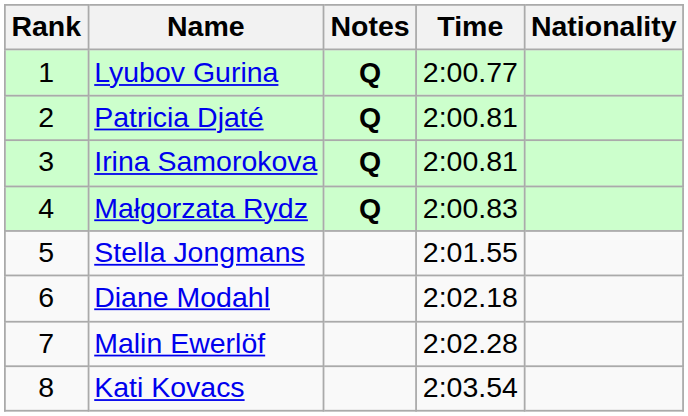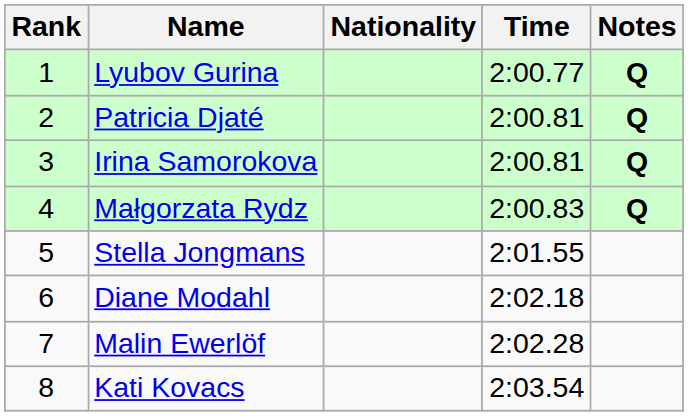columns swapped: (604, 27) <-> (370, 27)
